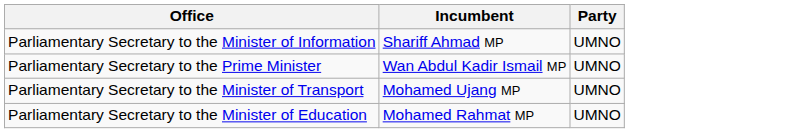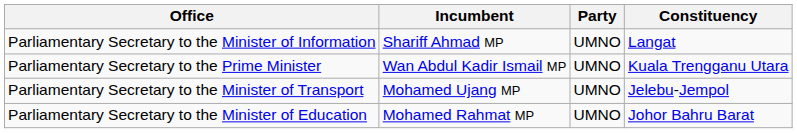+ column: (708, 16)
